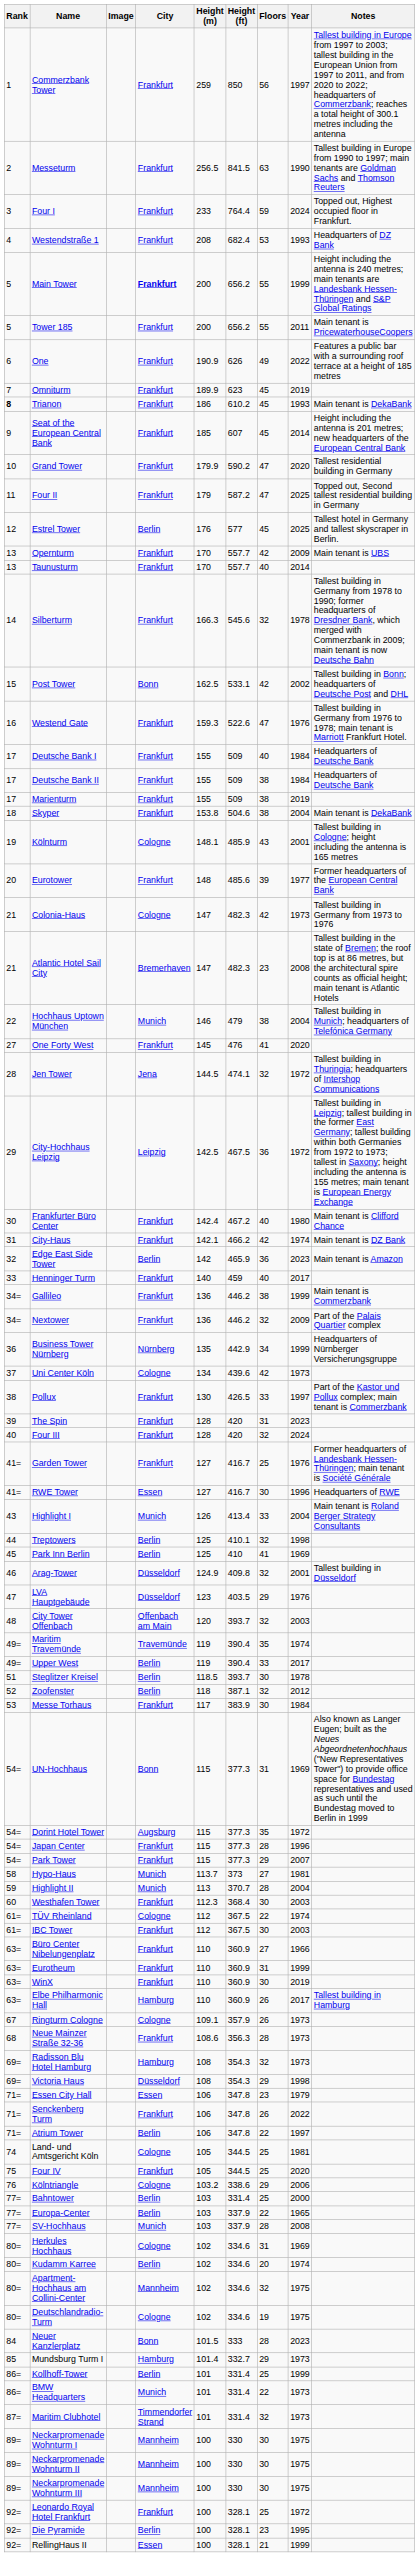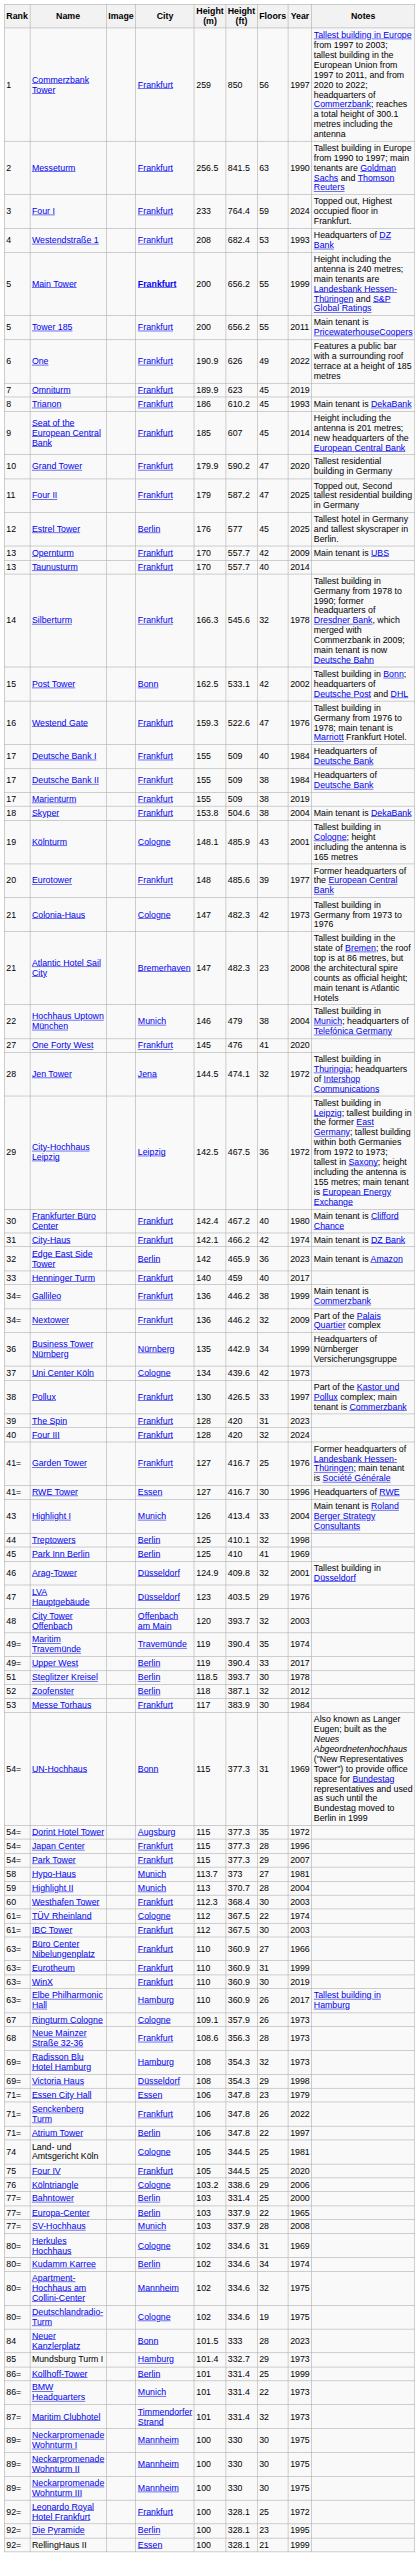(9, 404) bold -> (9, 404) normal
(264, 2264) 20 -> (264, 2264) 34
